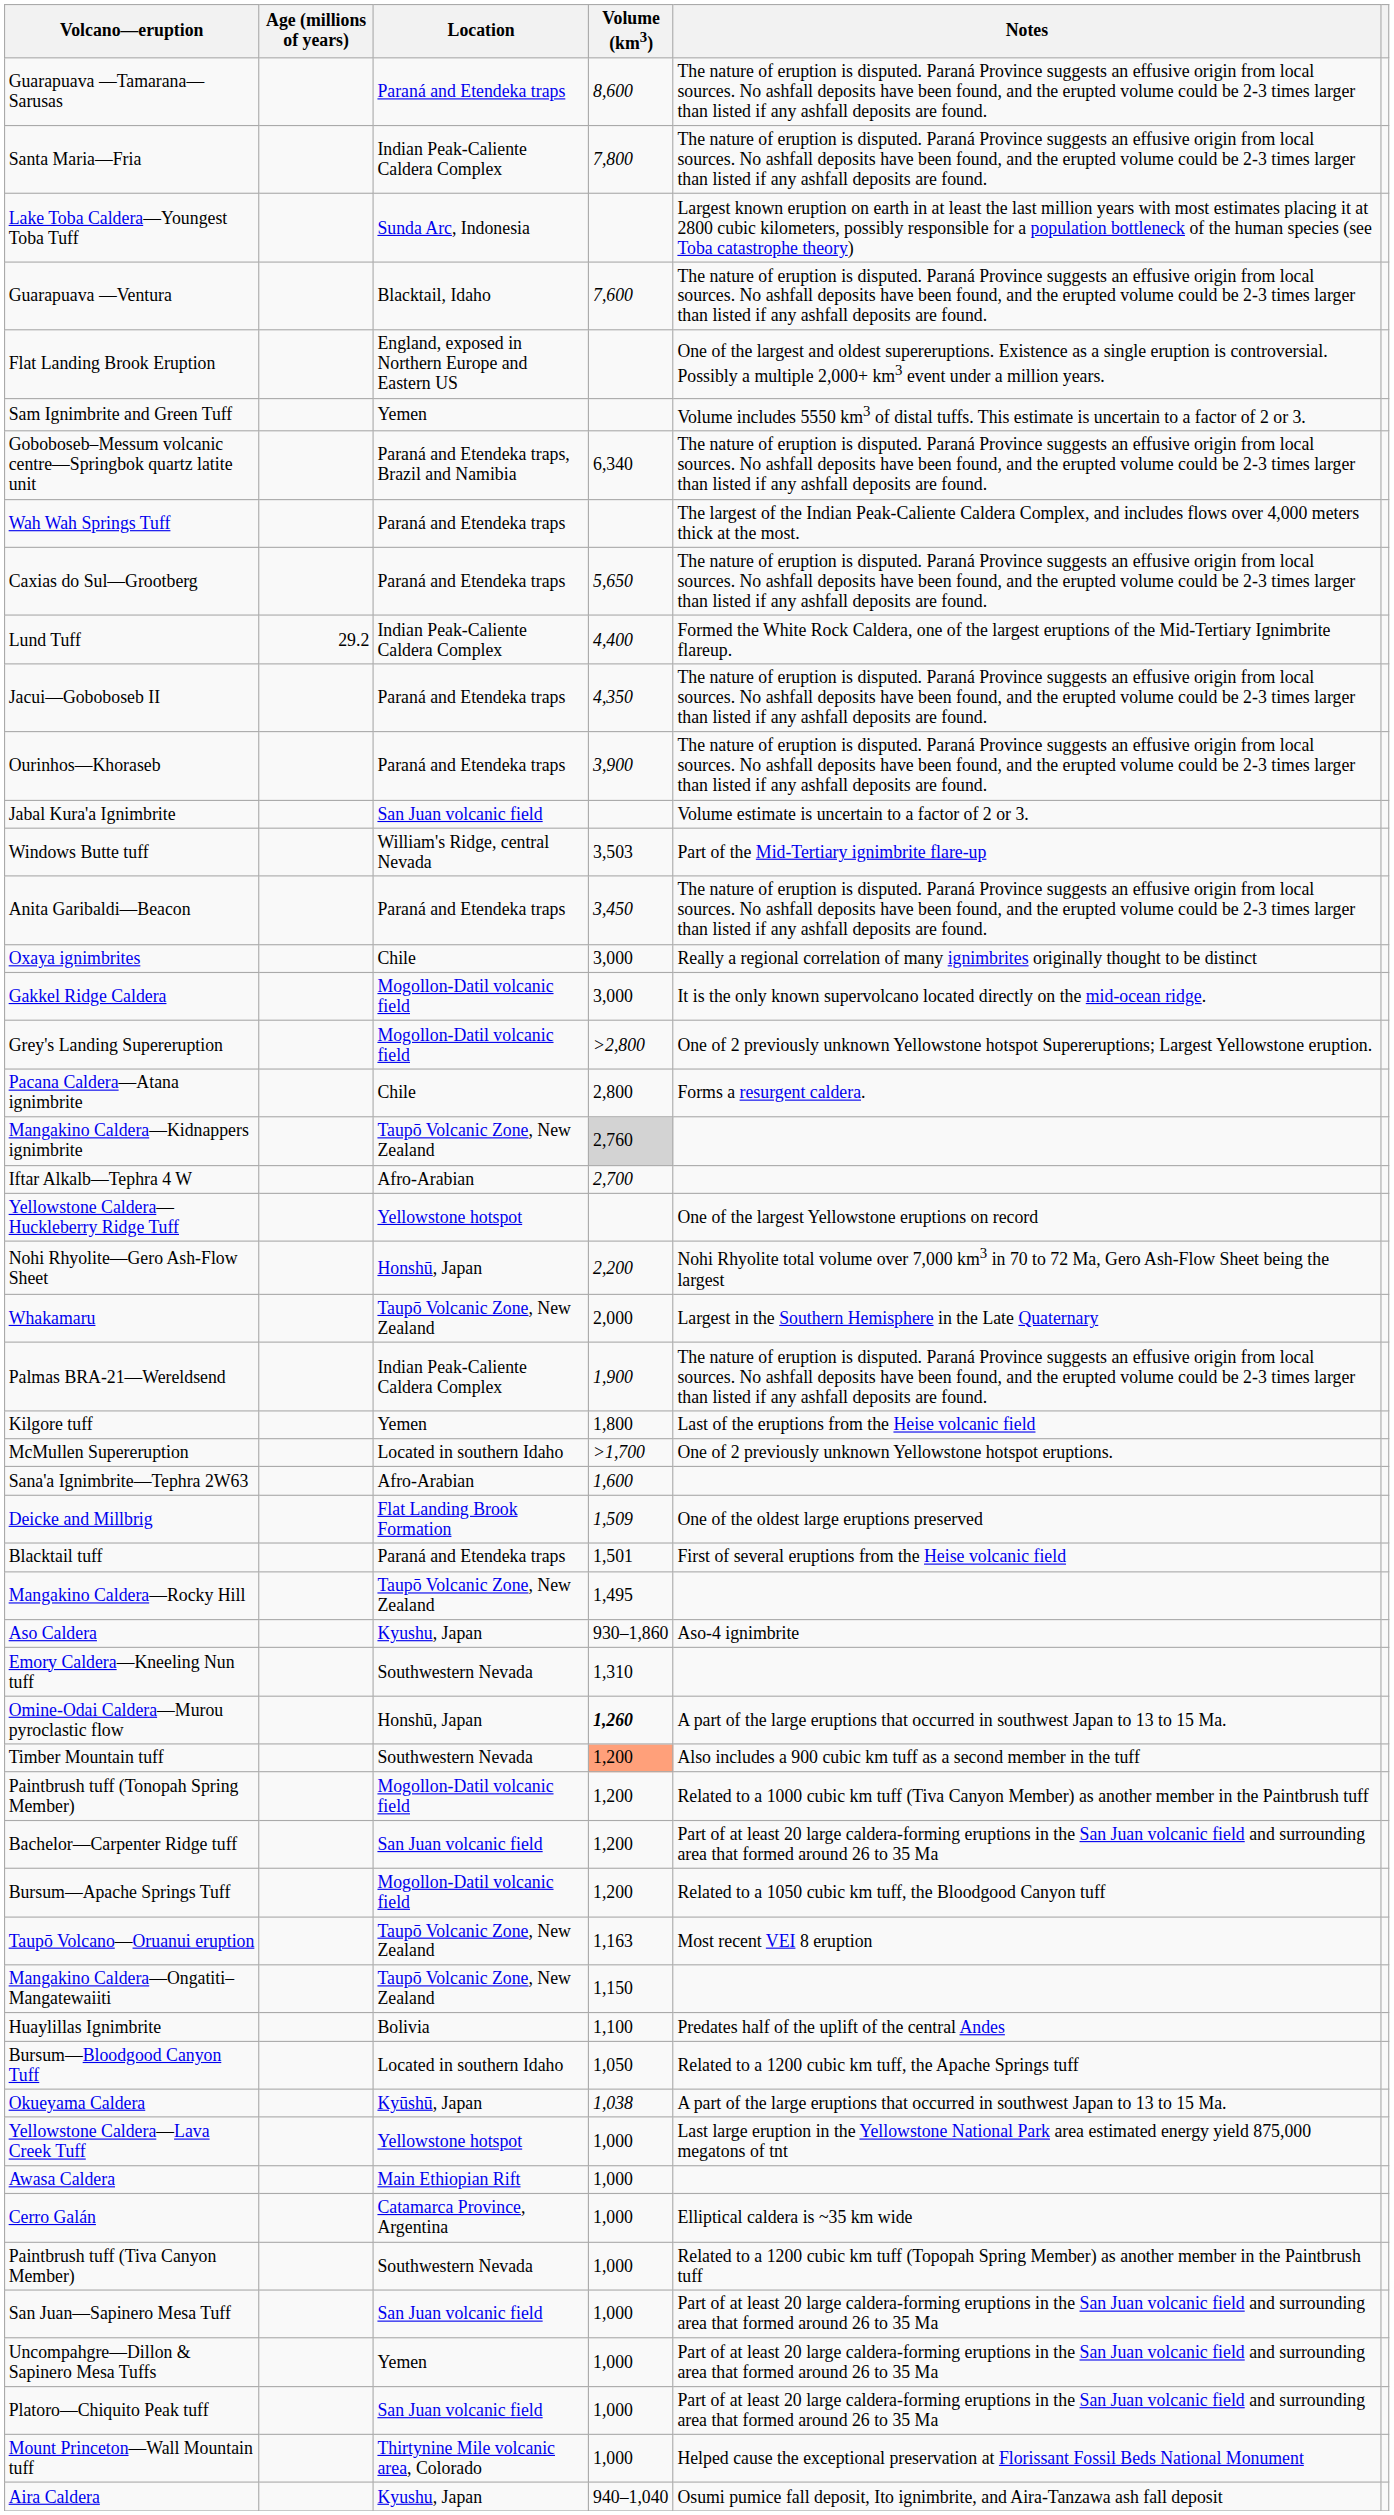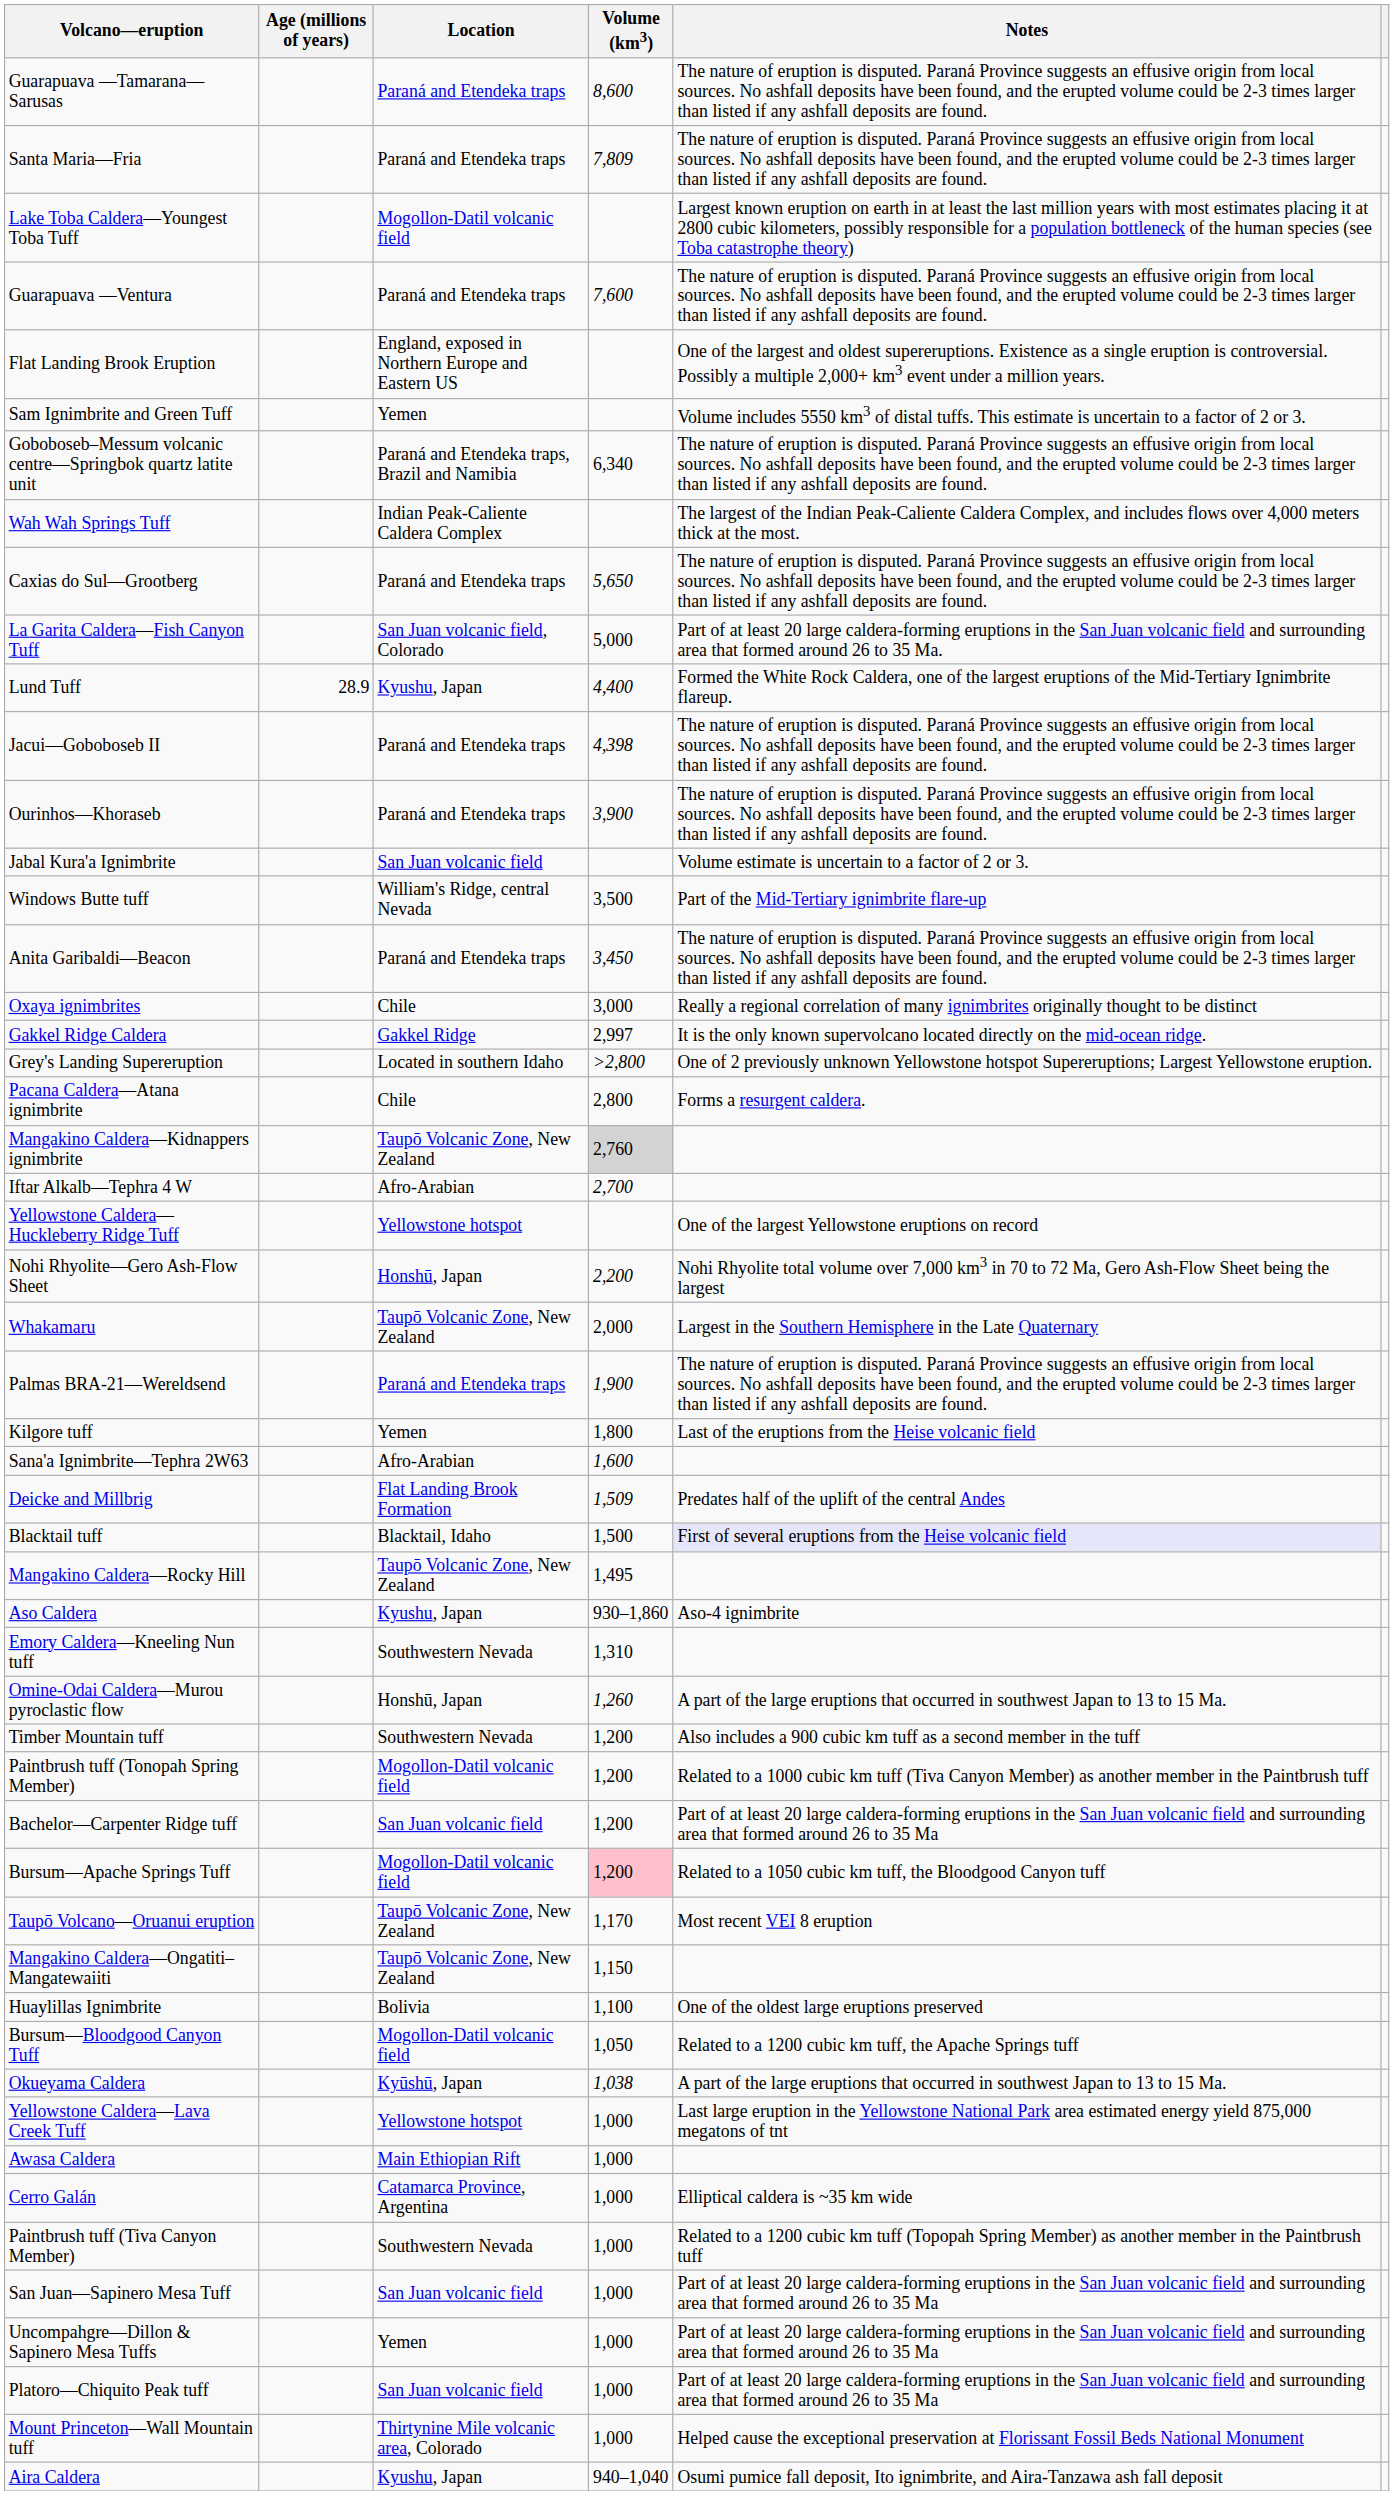(452, 159) Indian Peak-Caliente Caldera Complex -> (471, 159) Paraná and Etendeka traps
(613, 159) 7,800 -> (613, 159) 7,809
(454, 227) Sunda Arc, Indonesia -> (465, 227) Mogollon-Datil volcanic field
(434, 295) Blacktail, Idaho -> (471, 295) Paraná and Etendeka traps
(471, 523) Paraná and Etendeka traps -> (452, 523) Indian Peak-Caliente Caldera Complex
+ row: (126, 639)
(354, 639) 29.2 -> (354, 687) 28.9
(452, 639) Indian Peak-Caliente Caldera Complex -> (430, 687) Kyushu, Japan
(613, 697) 4,350 -> (613, 745) 4,398
(613, 852) 3,503 -> (613, 900) 3,500
(465, 996) Mogollon-Datil volcanic field -> (427, 1034) Gakkel Ridge
(613, 996) 3,000 -> (613, 1034) 2,997
(465, 1044) Mogollon-Datil volcanic field -> (470, 1062) Located in southern Idaho
(452, 1376) Indian Peak-Caliente Caldera Complex -> (471, 1384) Paraná and Etendeka traps
- row: (99, 1452)
(830, 1519) One of the oldest large eruptions preserved -> (841, 1499) Predates half of the uplift of the central Andes
(471, 1557) Paraná and Etendeka traps -> (434, 1537) Blacktail, Idaho
(613, 1557) 1,501 -> (613, 1537) 1,500
(872, 1557) no background -> (872, 1537) lavender background
(613, 1719) bold -> (613, 1699) normal
(613, 1758) lightsalmon background -> (613, 1738) no background
(613, 1892) no background -> (613, 1872) pink background
(613, 1940) 1,163 -> (613, 1920) 1,170
(841, 2026) Predates half of the uplift of the central Andes -> (830, 2006) One of the oldest large eruptions preserved
(470, 2065) Located in southern Idaho -> (465, 2045) Mogollon-Datil volcanic field
